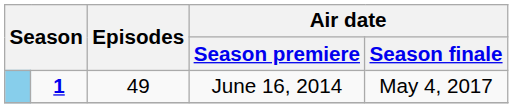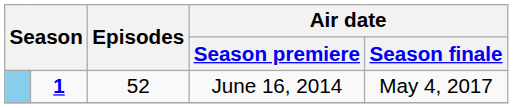(138, 86) 49 -> (138, 86) 52
